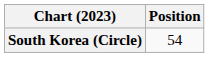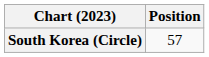(175, 40) 54 -> (175, 40) 57
